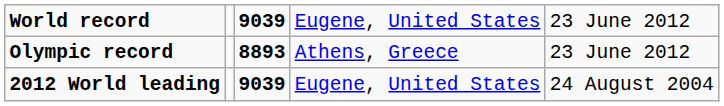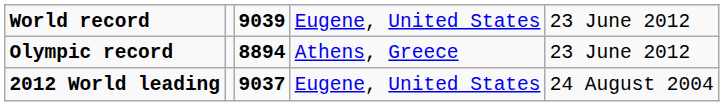(262, 52) 8893 -> (262, 52) 8894
(262, 84) 9039 -> (262, 84) 9037
